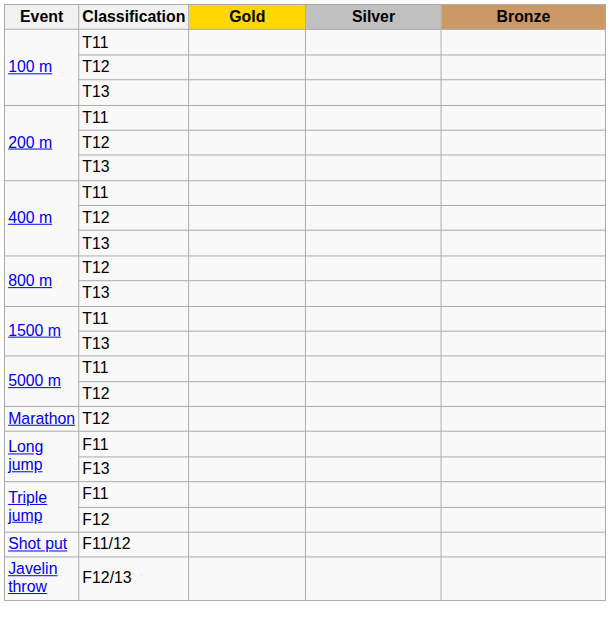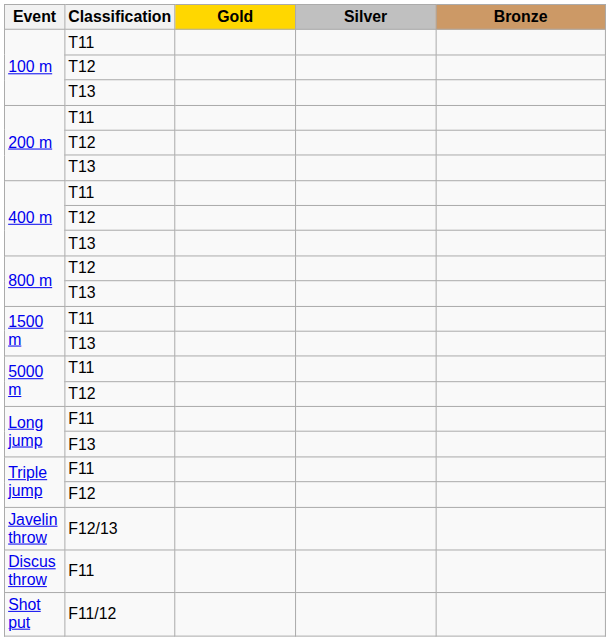- row: (42, 419)
rows swapped: (38, 544) <-> (33, 578)
+ row: (32, 571)
